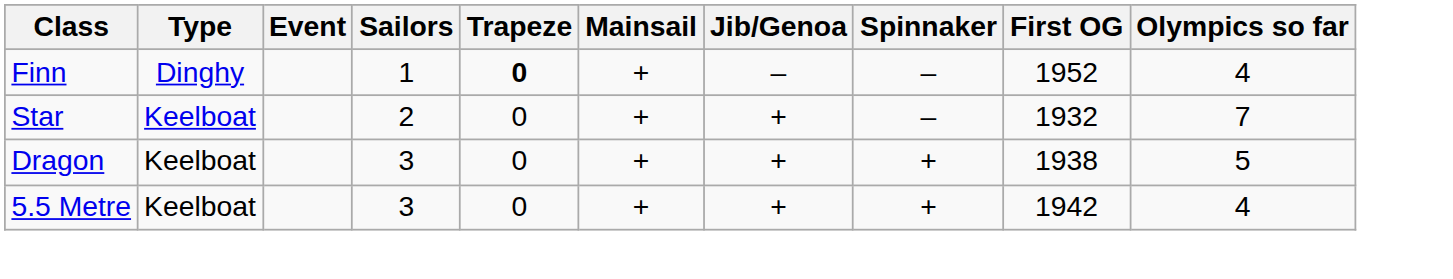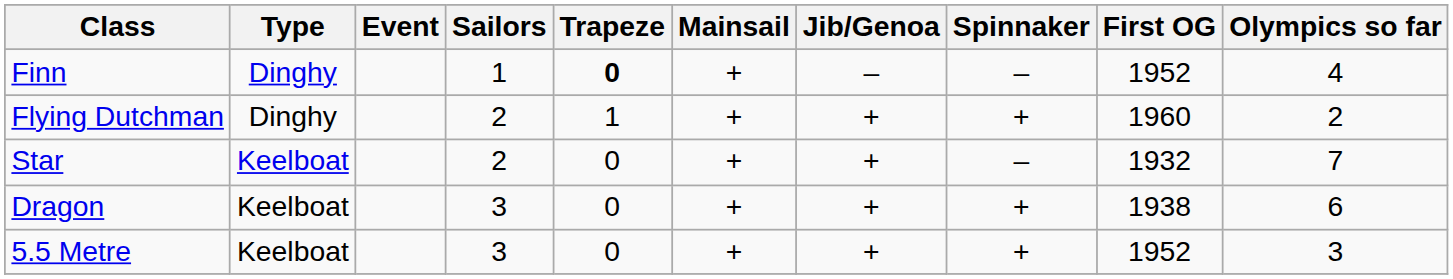+ row: (118, 116)
(1243, 161) 5 -> (1335, 206) 6
(1067, 206) 1942 -> (1159, 251) 1952
(1243, 206) 4 -> (1335, 251) 3
